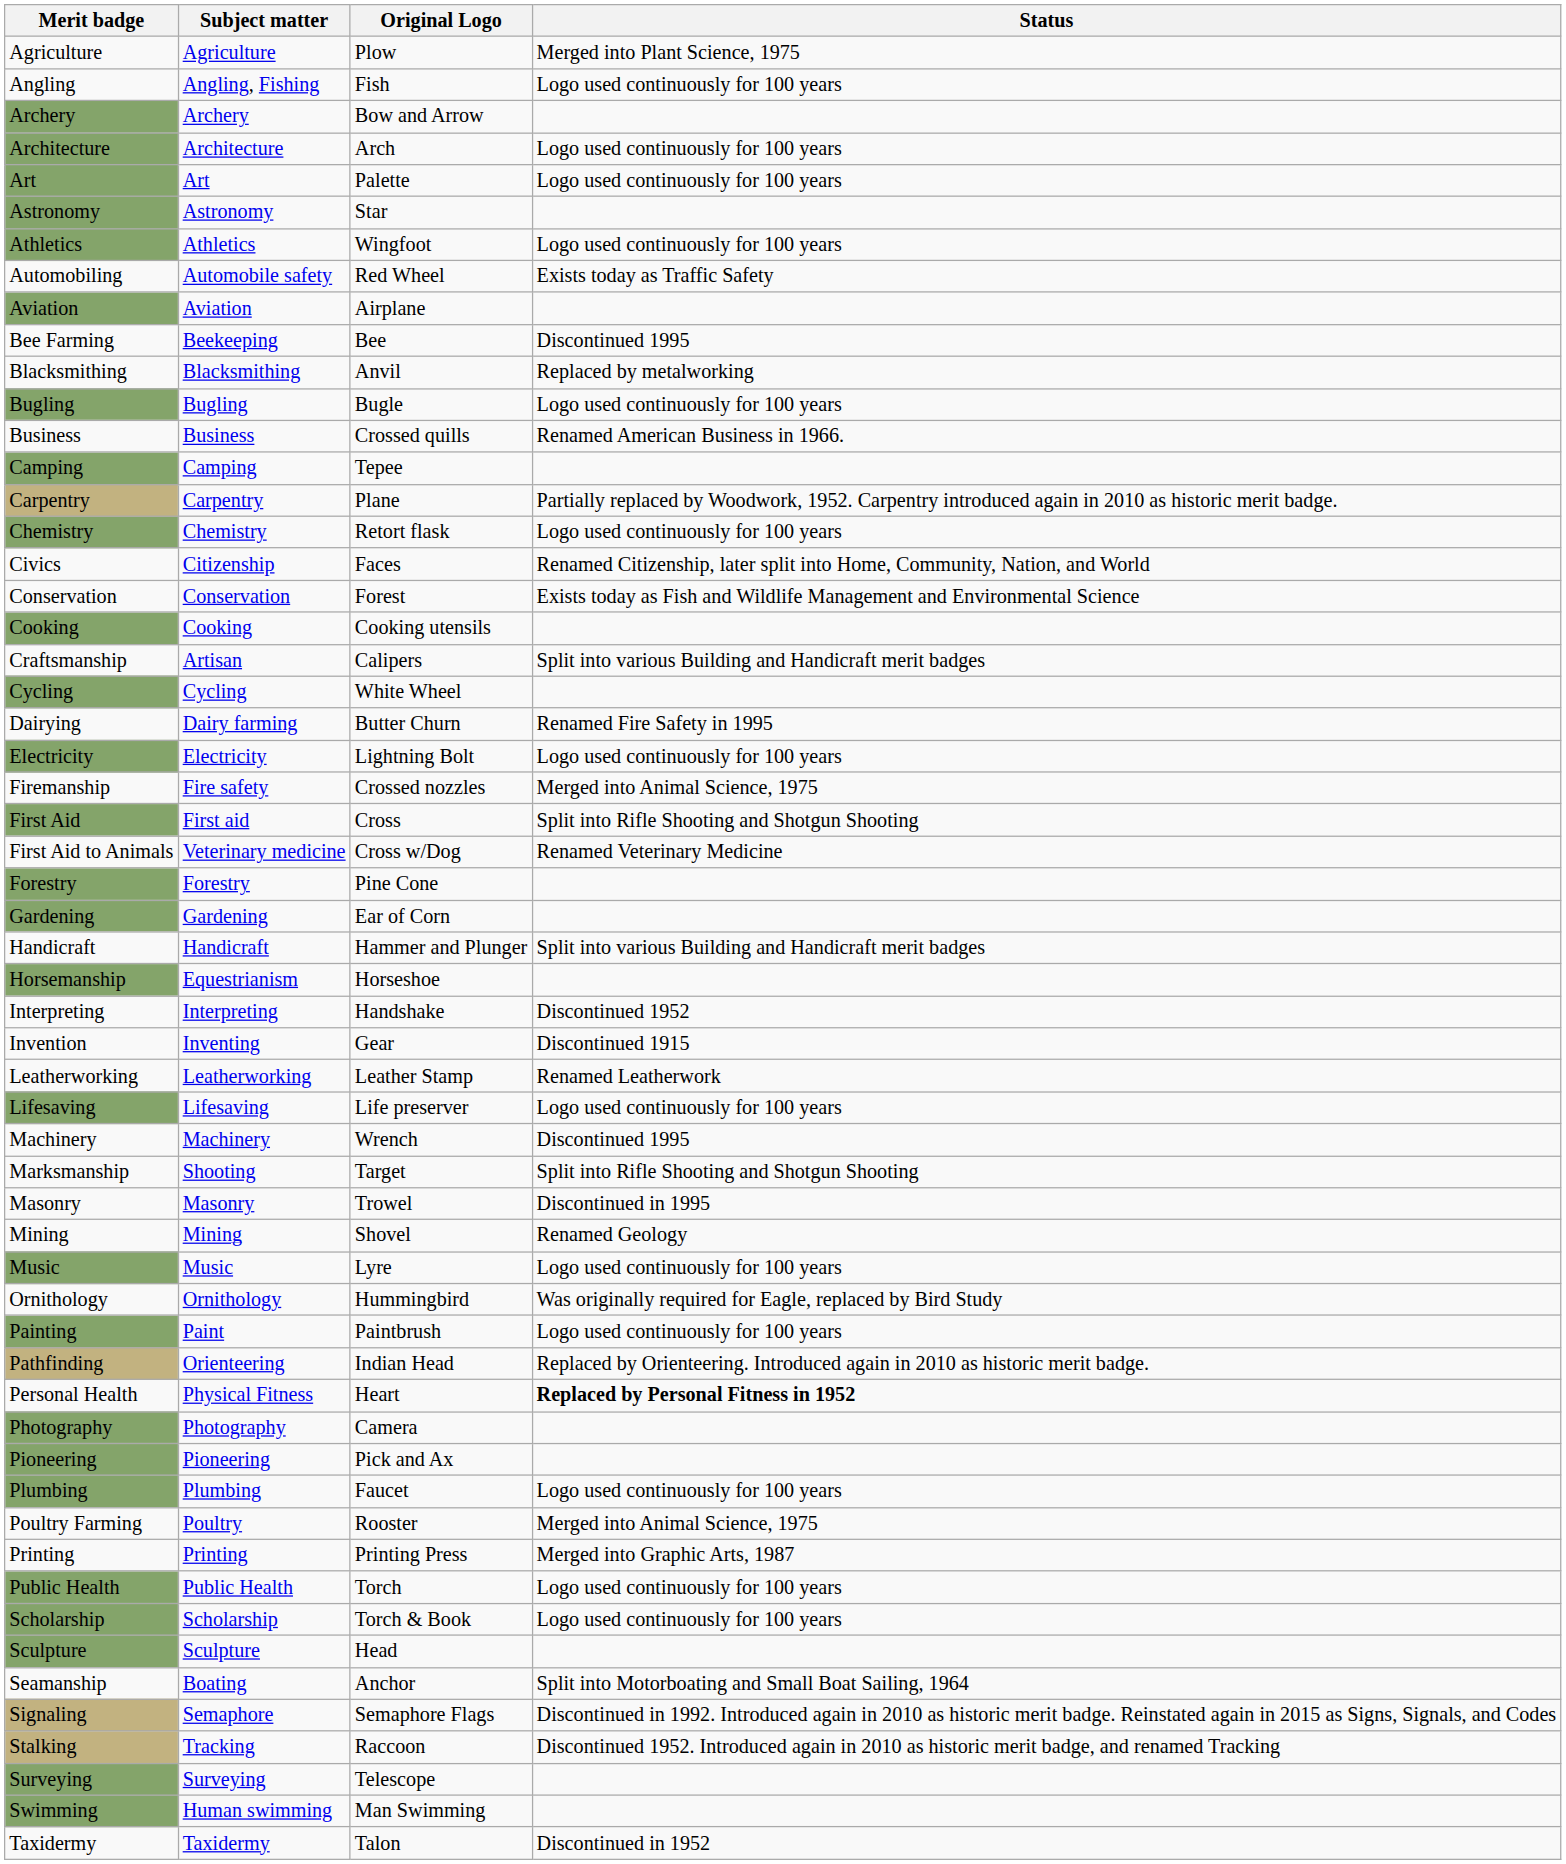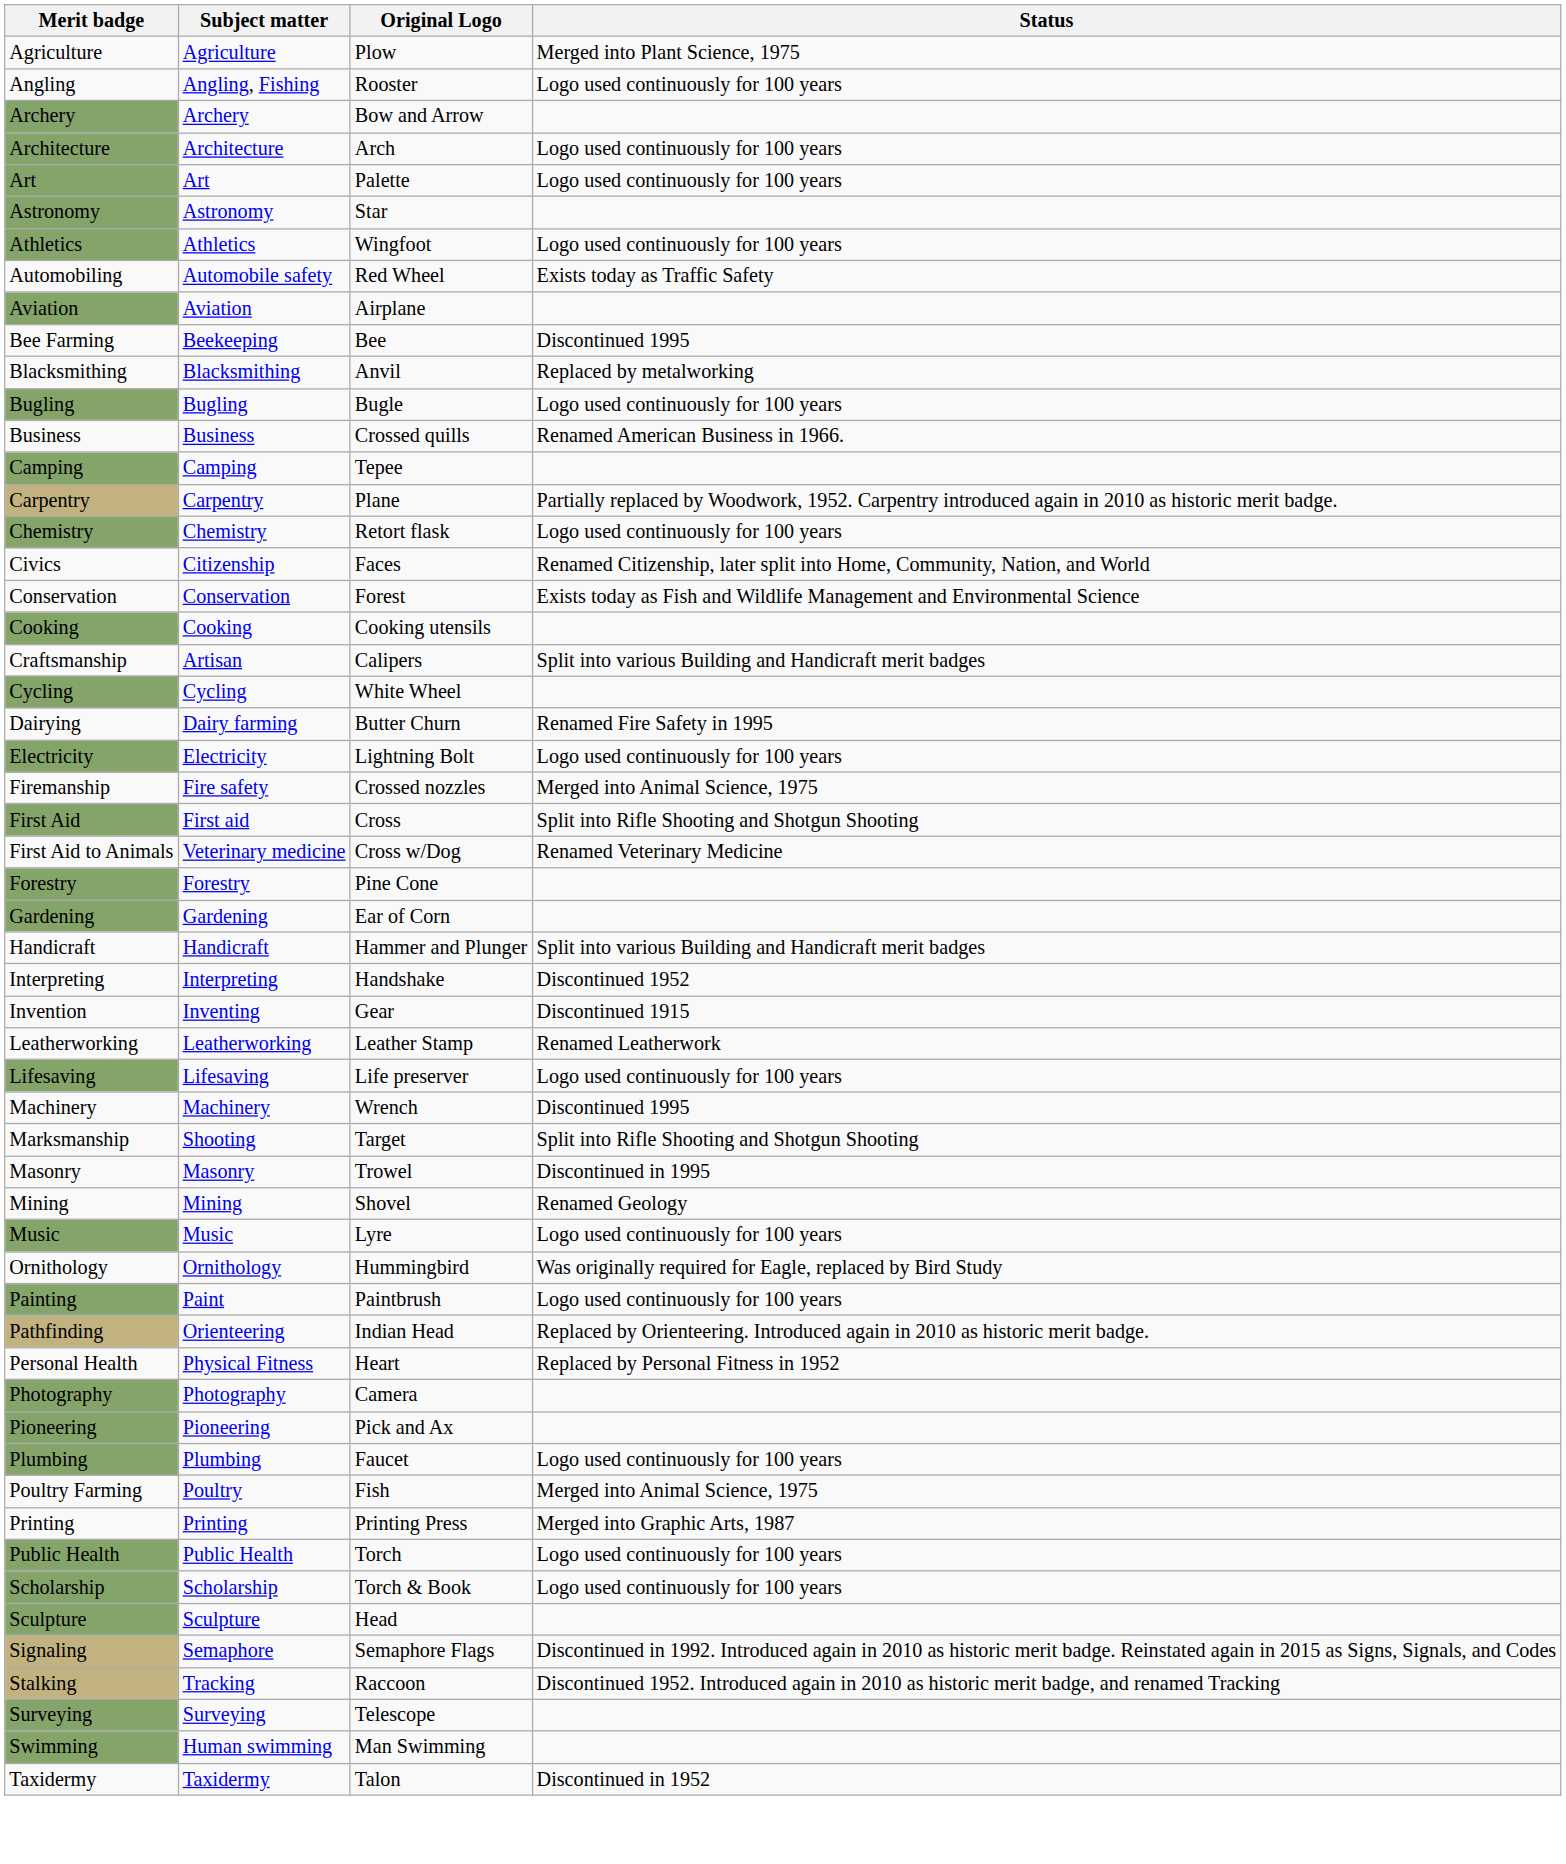(372, 84) Fish -> (386, 84) Rooster
- row: (68, 979)
(696, 1395) bold -> (688, 1363) normal
(386, 1523) Rooster -> (372, 1491) Fish
- row: (58, 1683)
